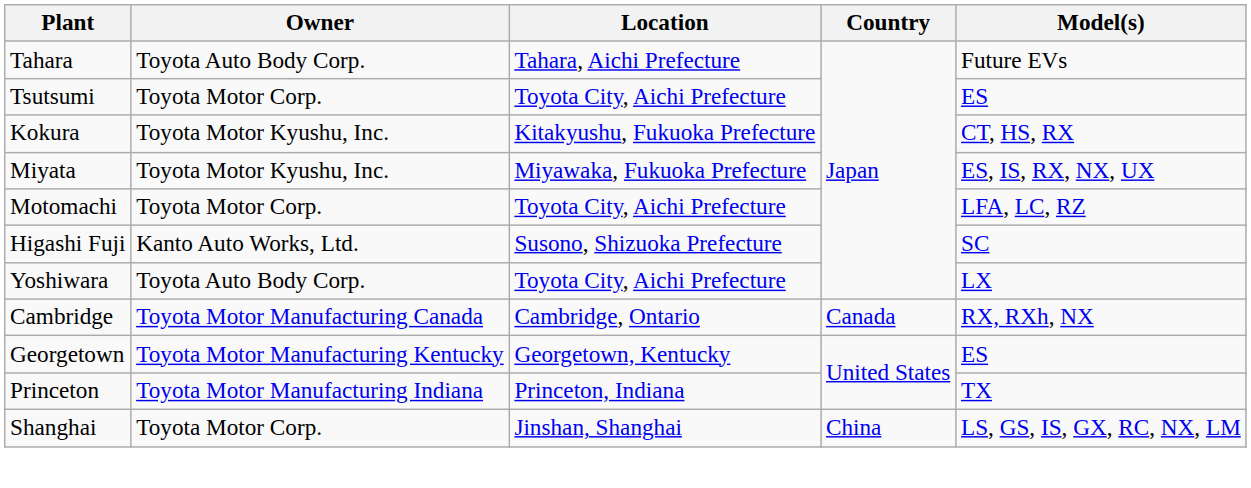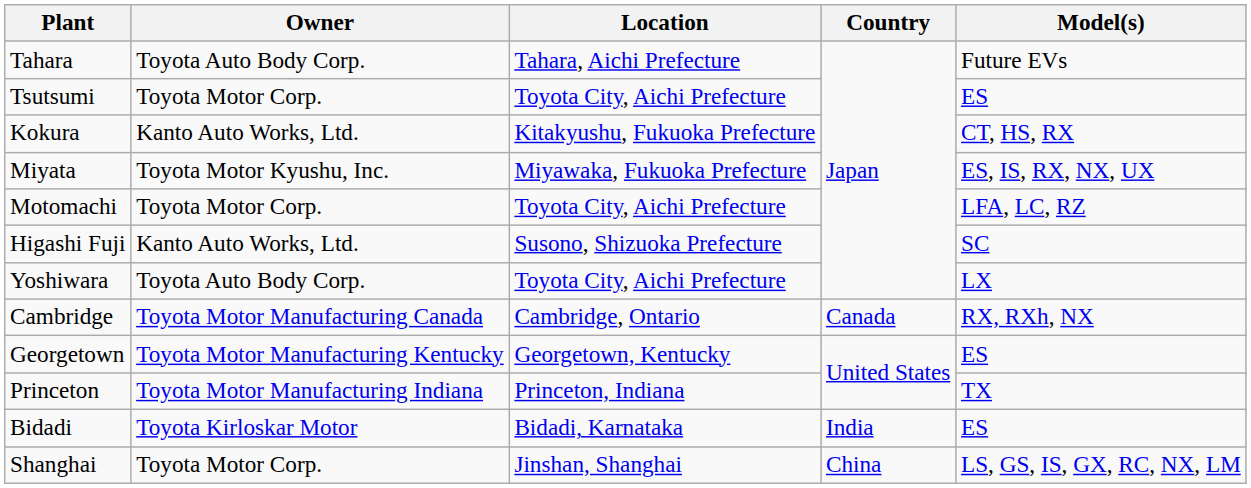(263, 133) Toyota Motor Kyushu, Inc. -> (247, 133) Kanto Auto Works, Ltd.
+ row: (41, 427)
